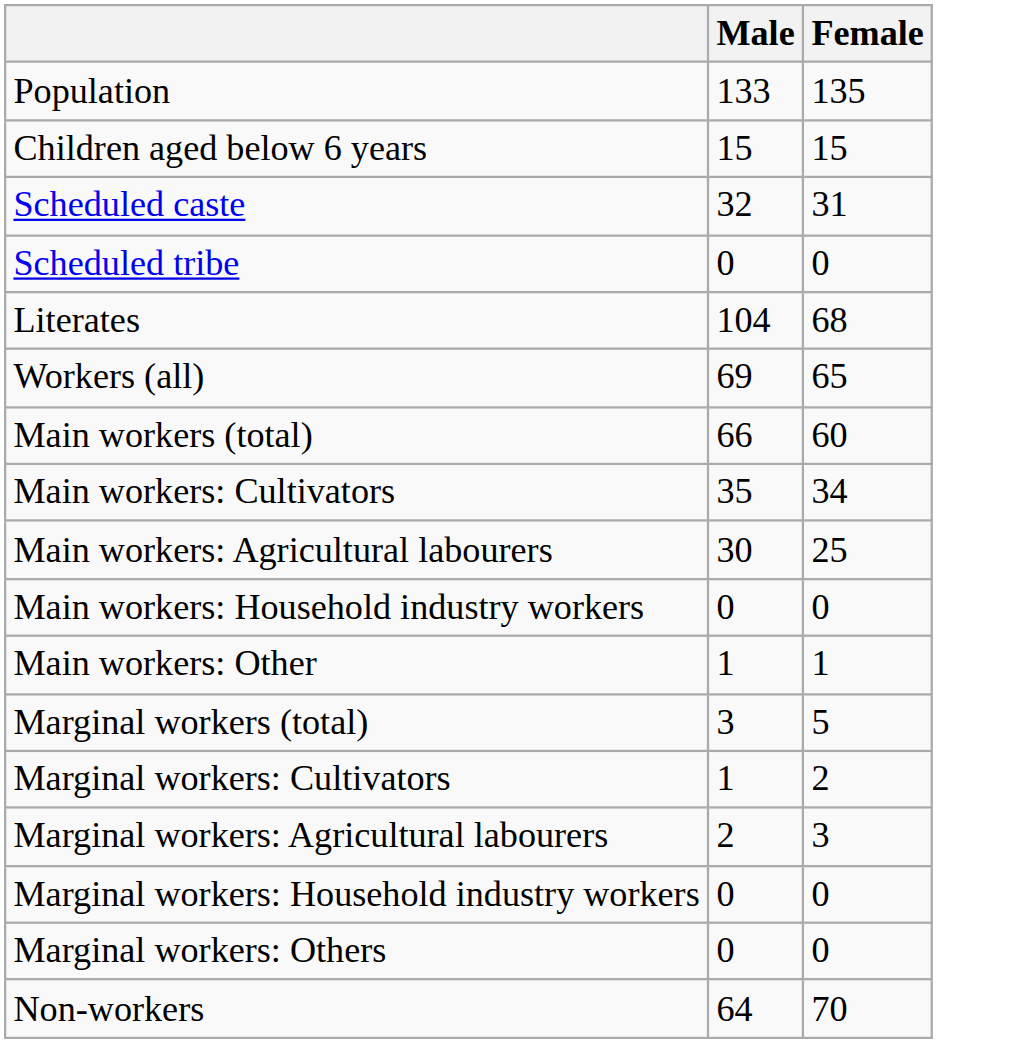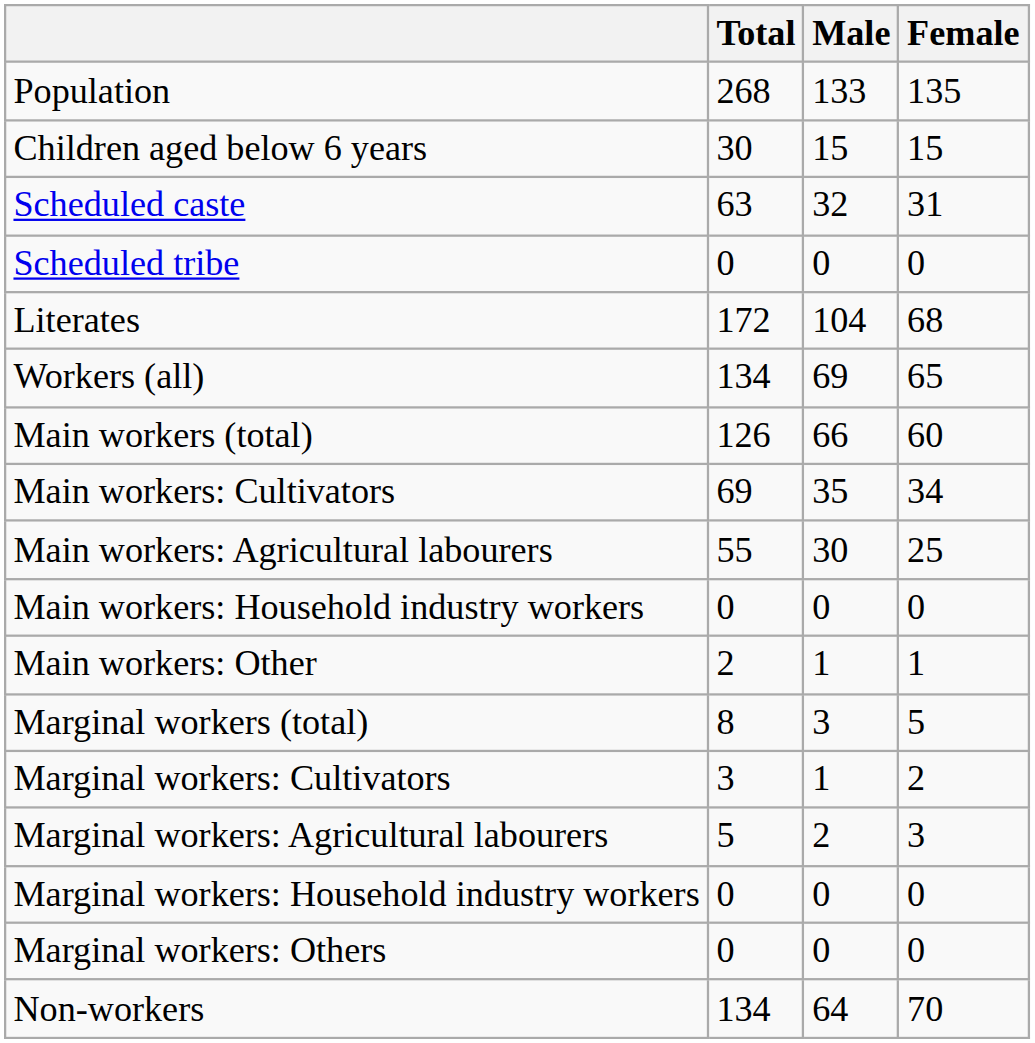+ column: (756, 33)
